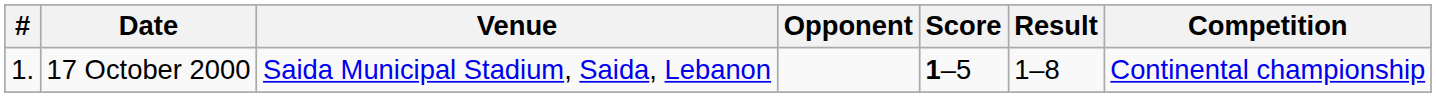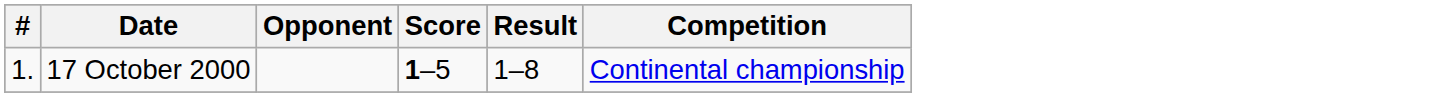- column: (517, 26)
